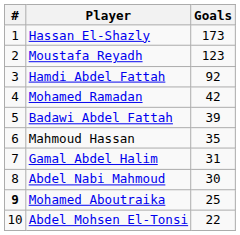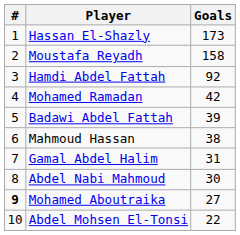(213, 56) 123 -> (213, 56) 158
(213, 138) 35 -> (213, 138) 38
(213, 200) 25 -> (213, 200) 27
